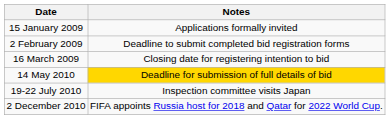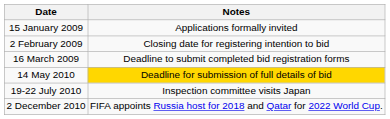(236, 43) Deadline to submit completed bid registration forms -> (236, 43) Closing date for registering intention to bid
(236, 59) Closing date for registering intention to bid -> (236, 59) Deadline to submit completed bid registration forms
